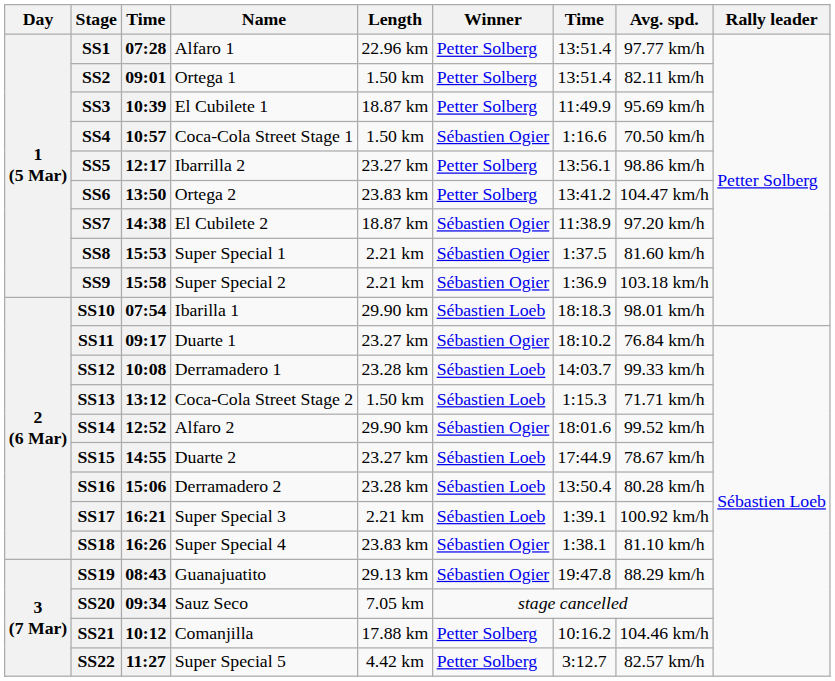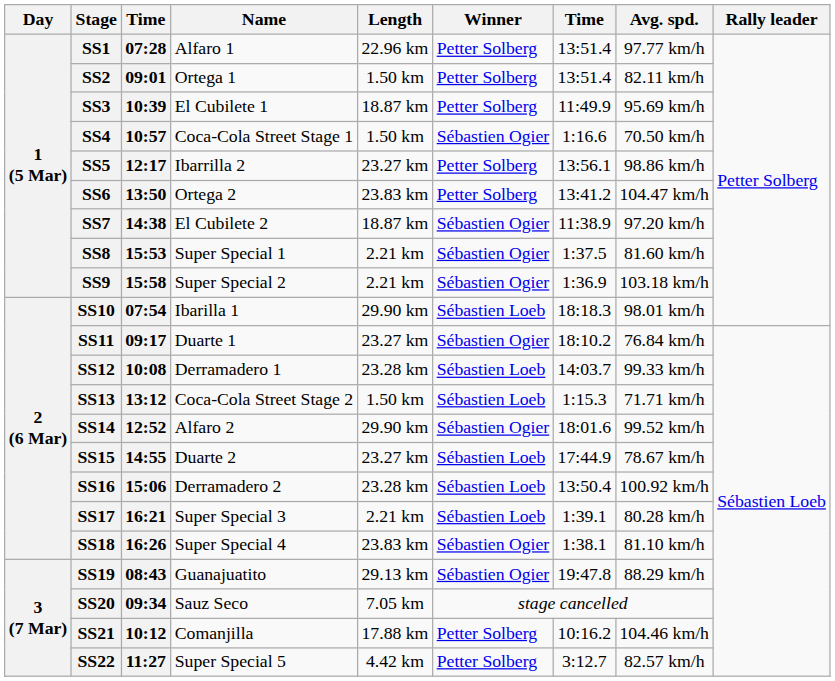(664, 486) 80.28 km/h -> (664, 486) 100.92 km/h
(664, 516) 100.92 km/h -> (664, 516) 80.28 km/h
